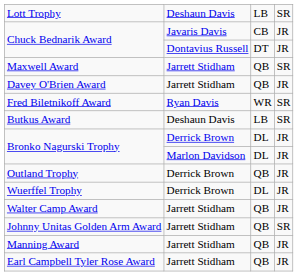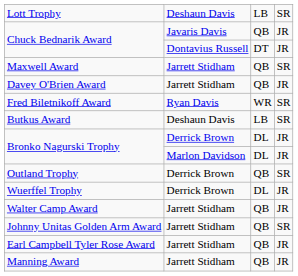(261, 31) CB -> (261, 31) QB
(283, 173) JR -> (284, 173) SR
rows swapped: (43, 244) <-> (81, 262)
